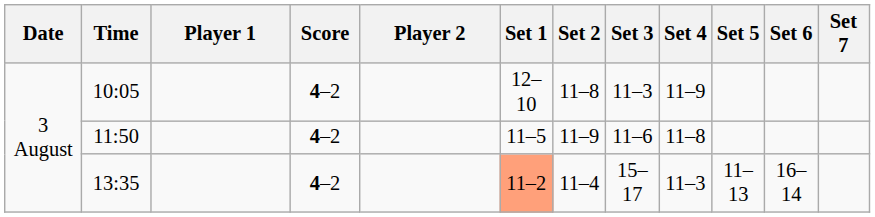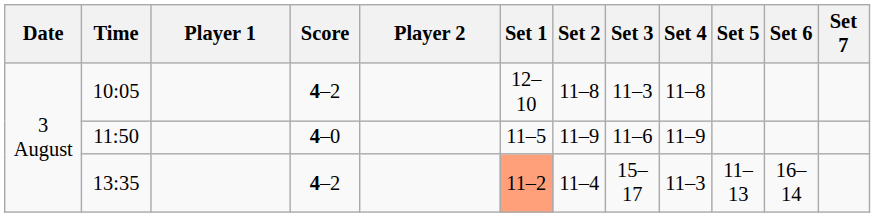(685, 91) 11–9 -> (685, 91) 11–8
(325, 137) 4–2 -> (325, 137) 4–0
(685, 137) 11–8 -> (685, 137) 11–9
